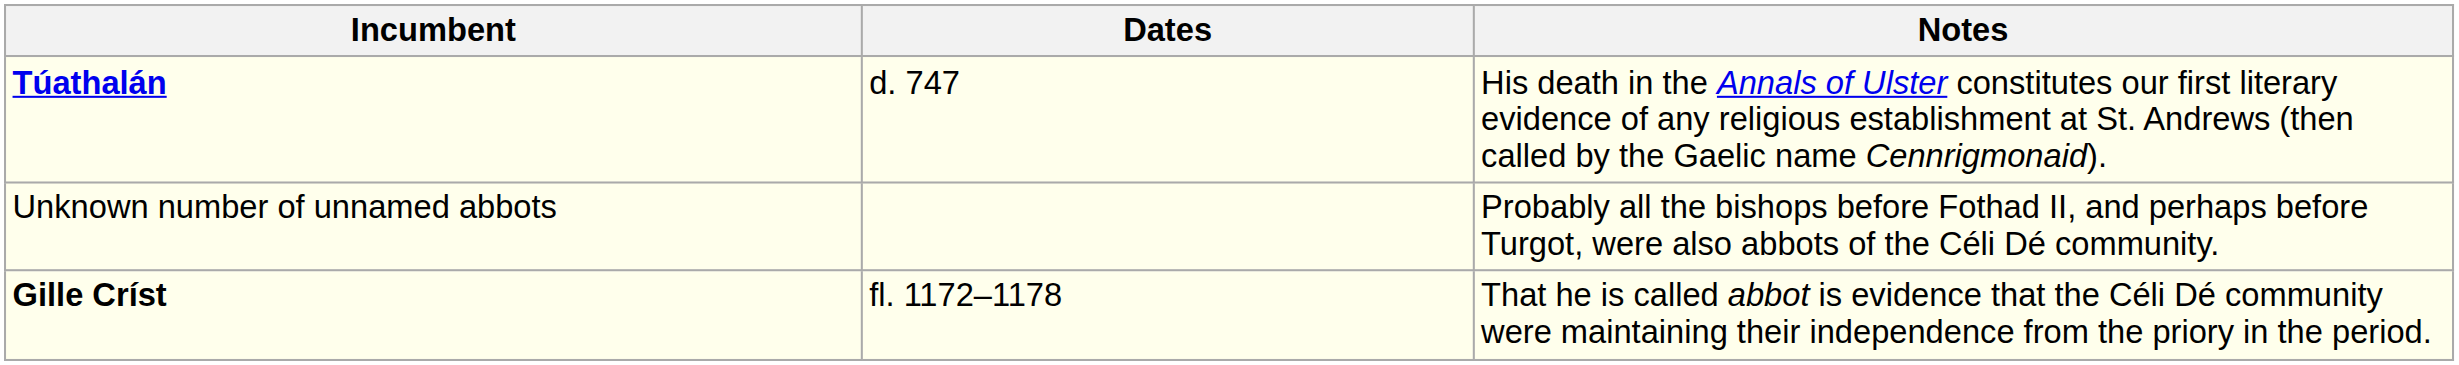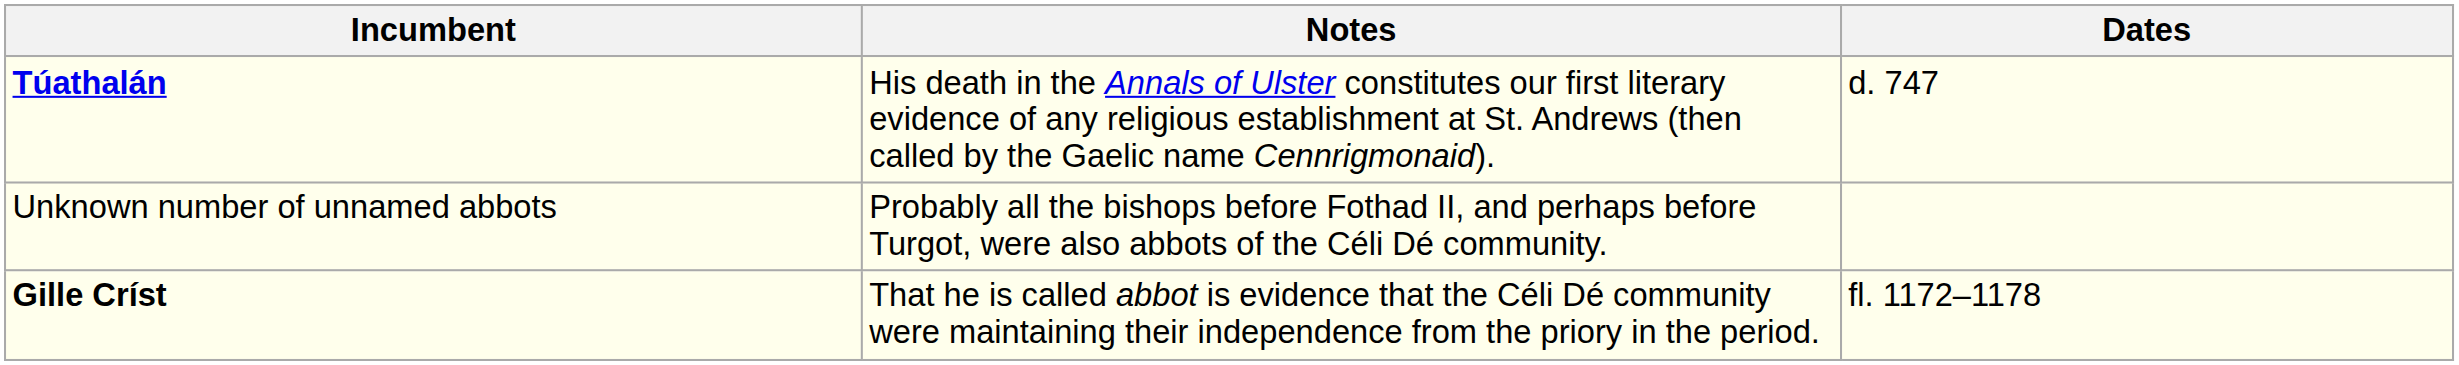columns swapped: (1168, 30) <-> (1963, 30)
